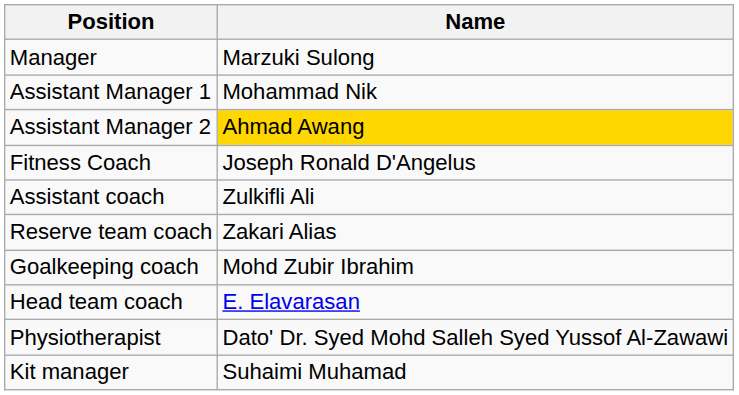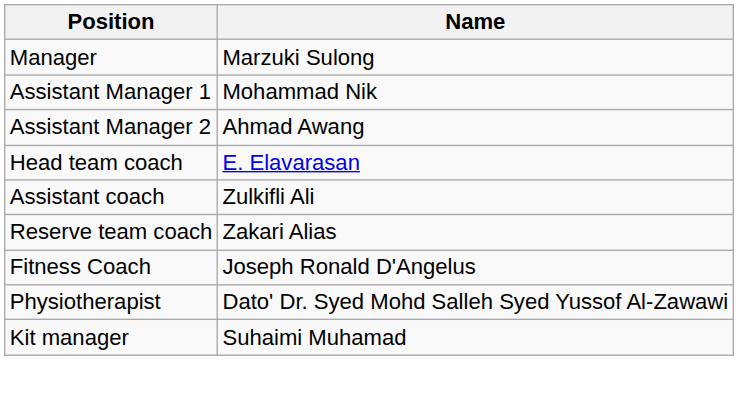(293, 127) gold background -> (293, 127) no background
rows swapped: (96, 302) <-> (80, 162)
- row: (104, 267)
